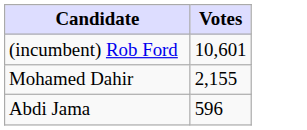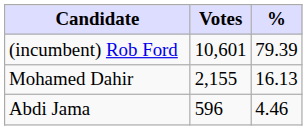+ column: (277, 19)
